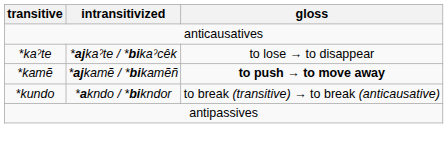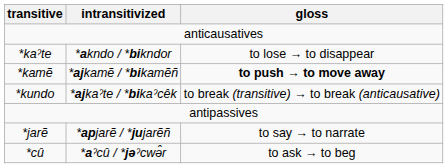(123, 53) *ajkaˀte / *bikaˀcêk -> (123, 53) *akndo / *bikndor
(123, 93) *akndo / *bikndor -> (123, 93) *ajkaˀte / *bikaˀcêk
+ row: (35, 133)
+ row: (35, 152)
